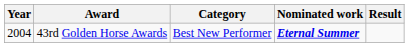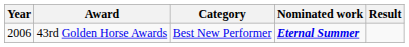(19, 33) 2004 -> (19, 33) 2006
